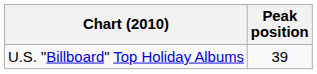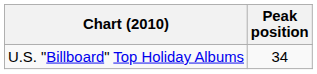(280, 56) 39 -> (280, 56) 34
